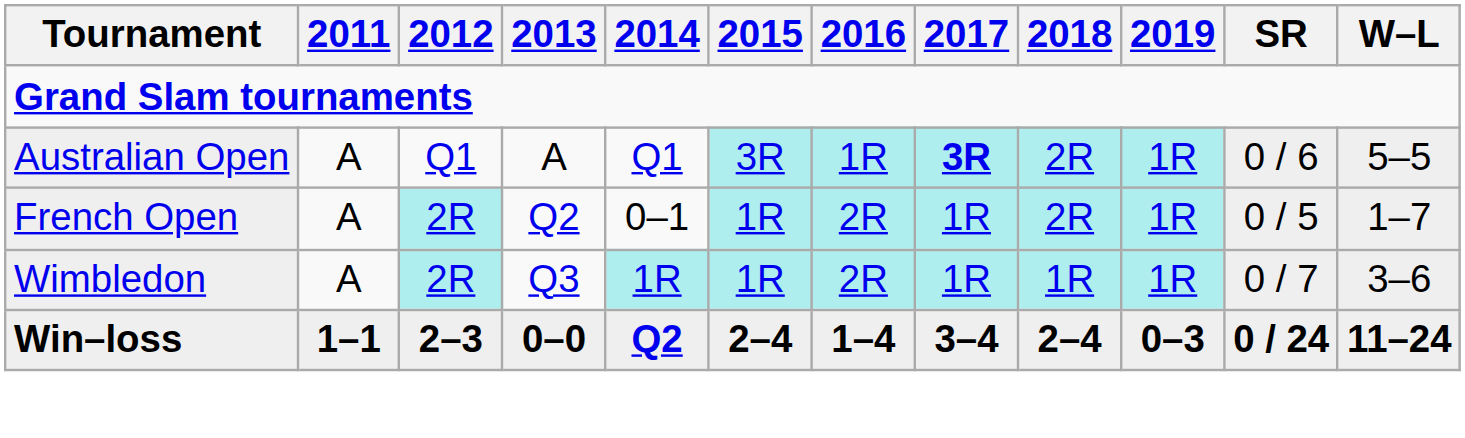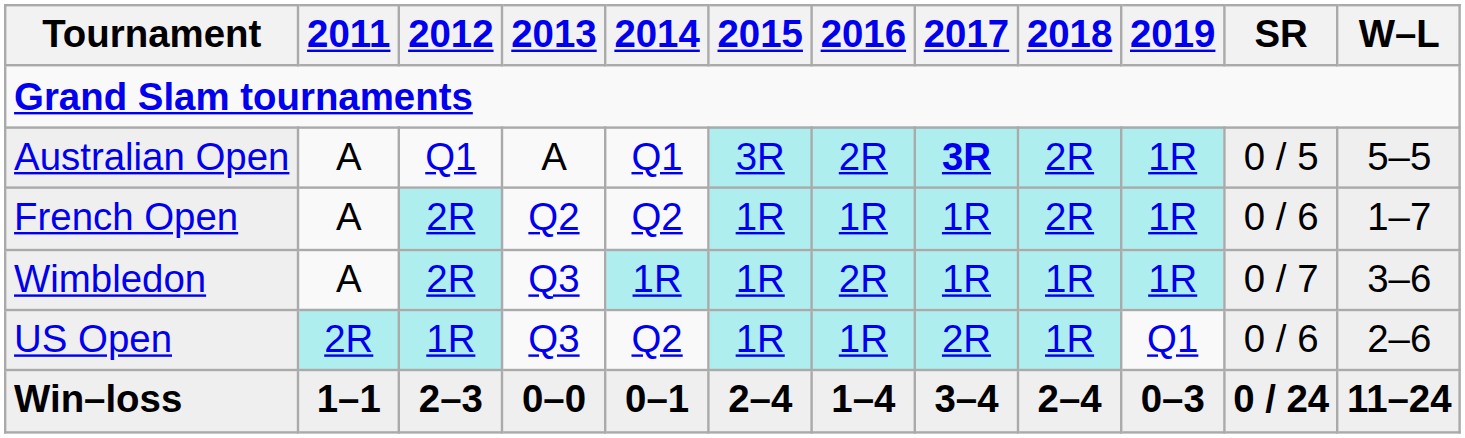(863, 156) 1R -> (863, 156) 2R
(1281, 156) 0 / 6 -> (1281, 156) 0 / 5
(657, 217) 0–1 -> (657, 217) Q2
(863, 217) 2R -> (863, 217) 1R
(1281, 217) 0 / 5 -> (1281, 217) 0 / 6
+ row: (93, 339)
(657, 339) Q2 -> (657, 400) 0–1
